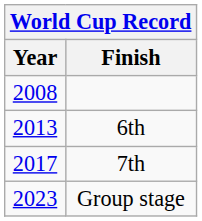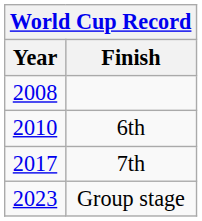(35, 127) 2013 -> (35, 127) 2010
